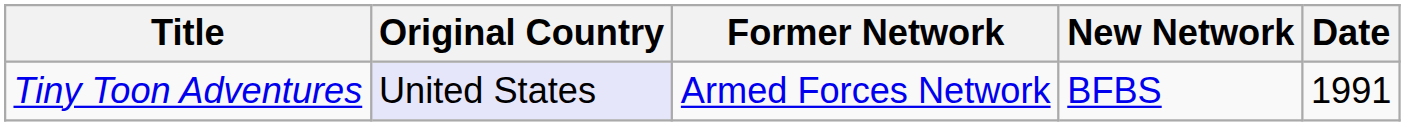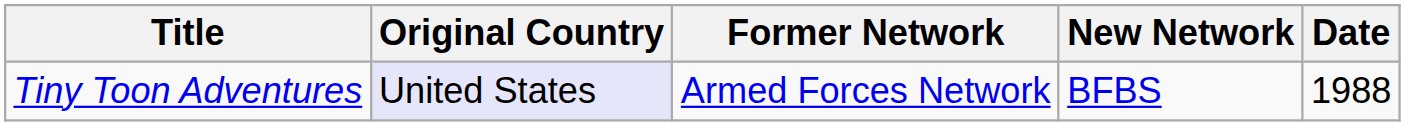(1351, 90) 1991 -> (1351, 90) 1988
